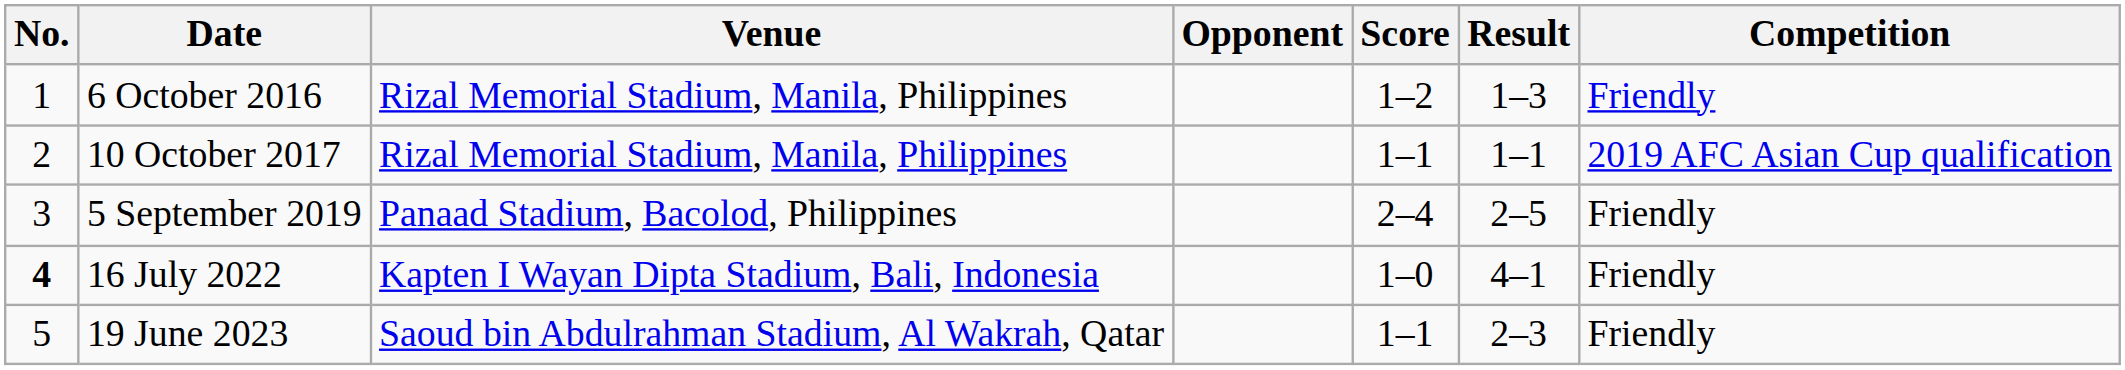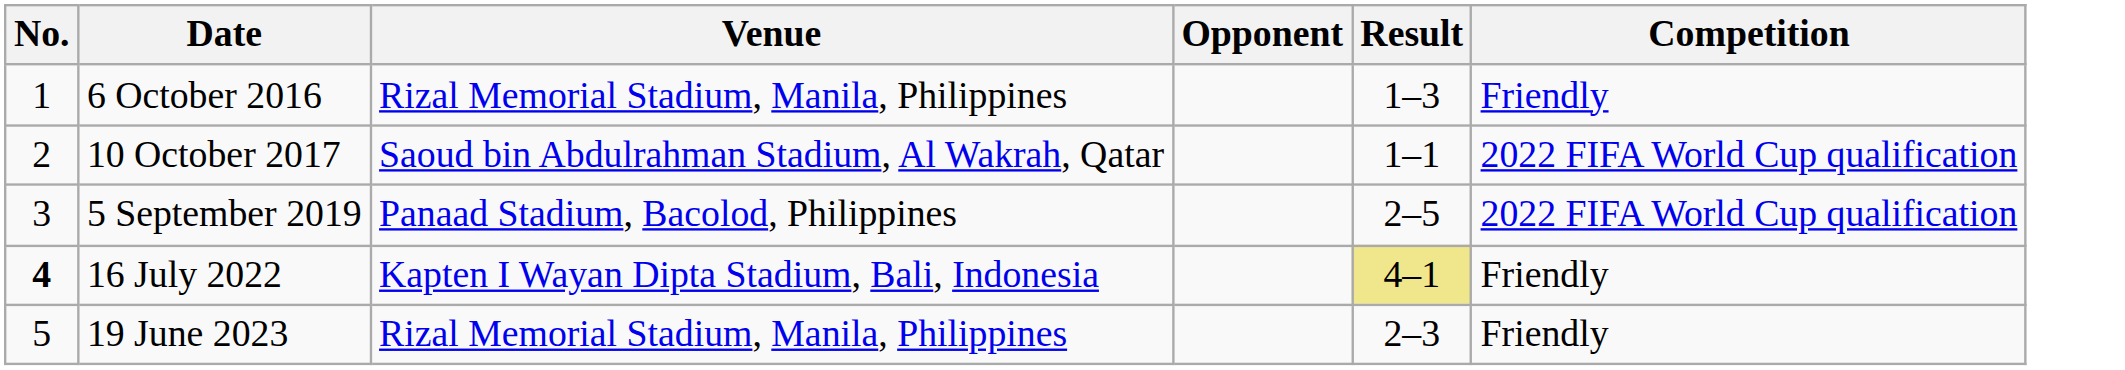- column: (1405, 34)
(723, 154) Rizal Memorial Stadium, Manila, Philippines -> (772, 154) Saoud bin Abdulrahman Stadium, Al Wakrah, Qatar
(1850, 154) 2019 AFC Asian Cup qualification -> (1749, 154) 2022 FIFA World Cup qualification
(1651, 214) Friendly -> (1749, 214) 2022 FIFA World Cup qualification
(1519, 273) no background -> (1412, 273) khaki background
(772, 333) Saoud bin Abdulrahman Stadium, Al Wakrah, Qatar -> (723, 333) Rizal Memorial Stadium, Manila, Philippines
